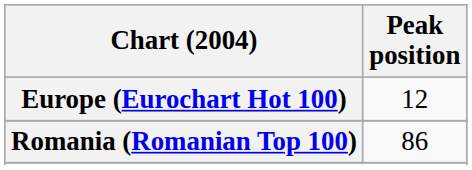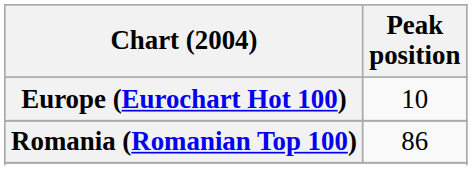(415, 98) 12 -> (415, 98) 10
